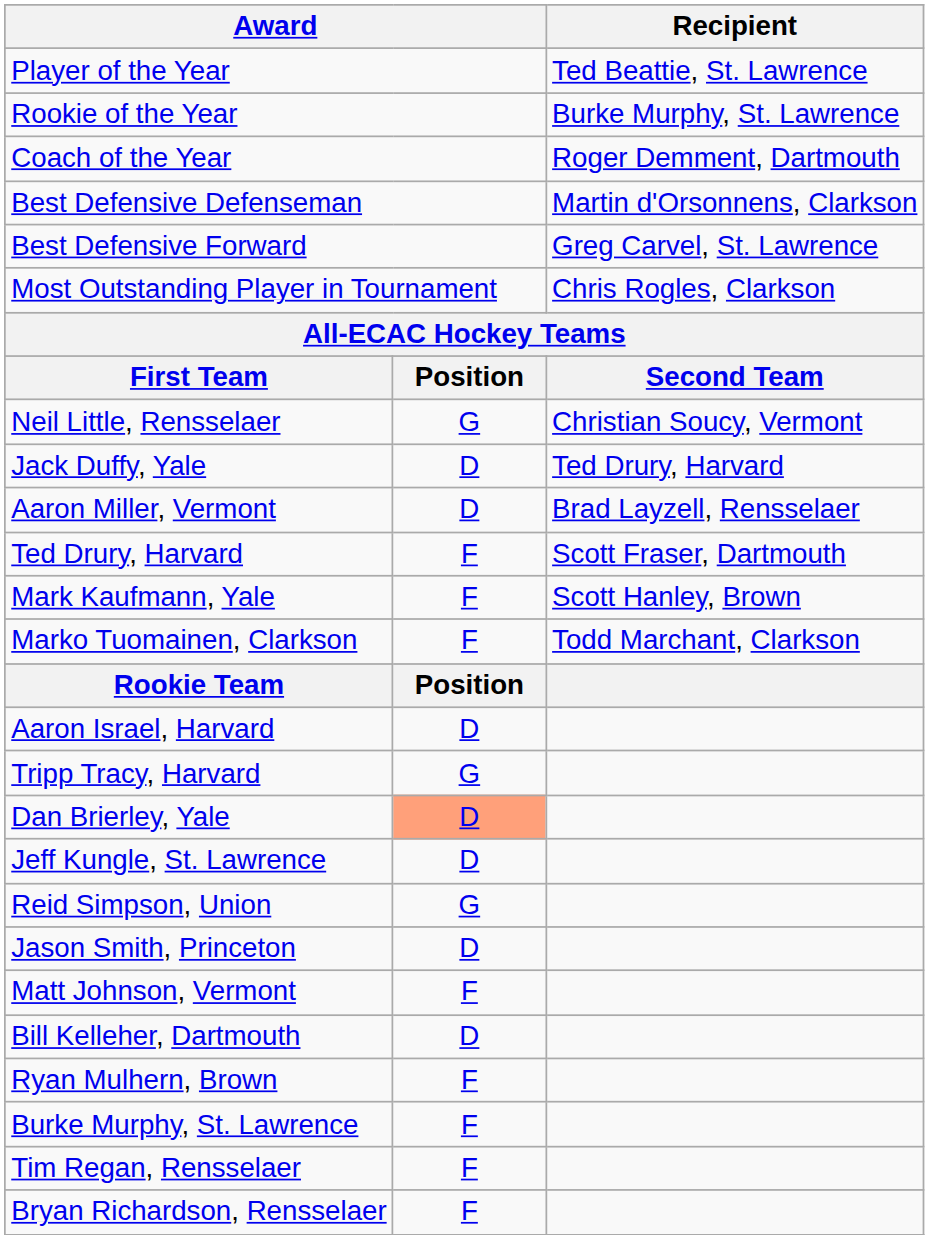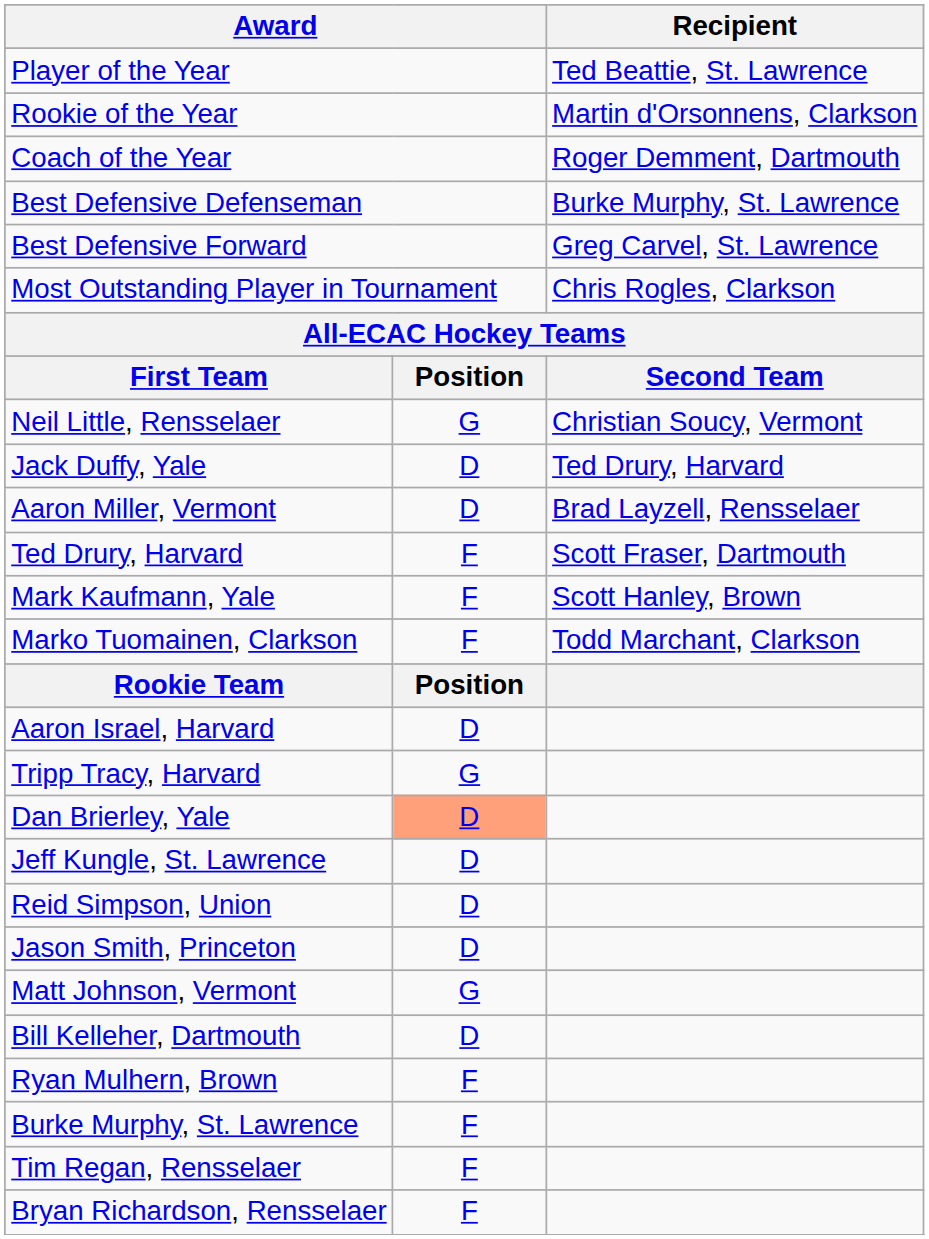(726, 114) Burke Murphy, St. Lawrence -> (735, 114) Martin d'Orsonnens, Clarkson
(735, 202) Martin d'Orsonnens, Clarkson -> (726, 202) Burke Murphy, St. Lawrence
(469, 904) G -> (469, 904) D
(469, 992) F -> (469, 992) G
